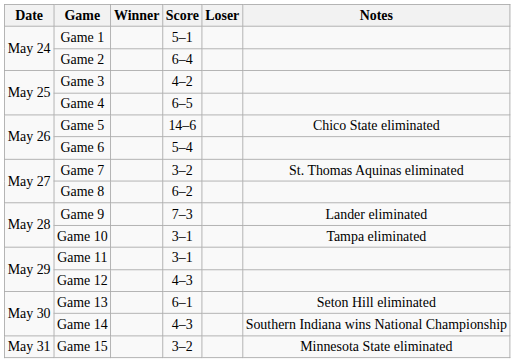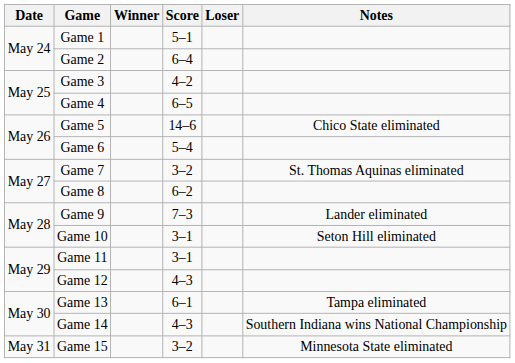(376, 236) Tampa eliminated -> (376, 236) Seton Hill eliminated
(376, 302) Seton Hill eliminated -> (376, 302) Tampa eliminated
